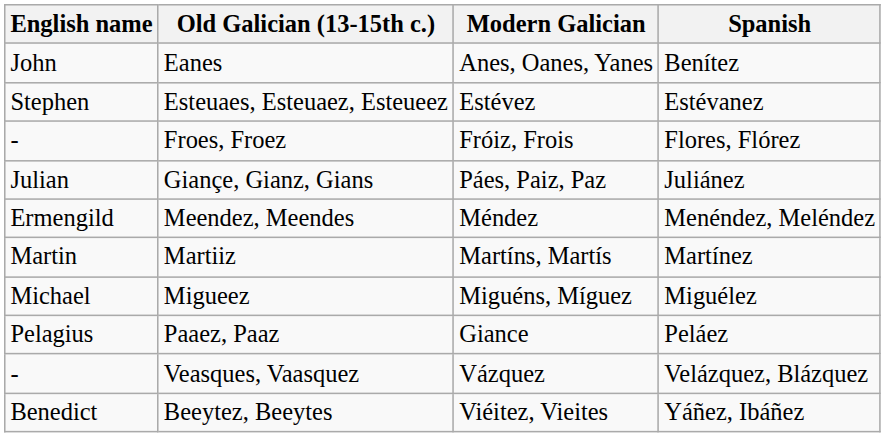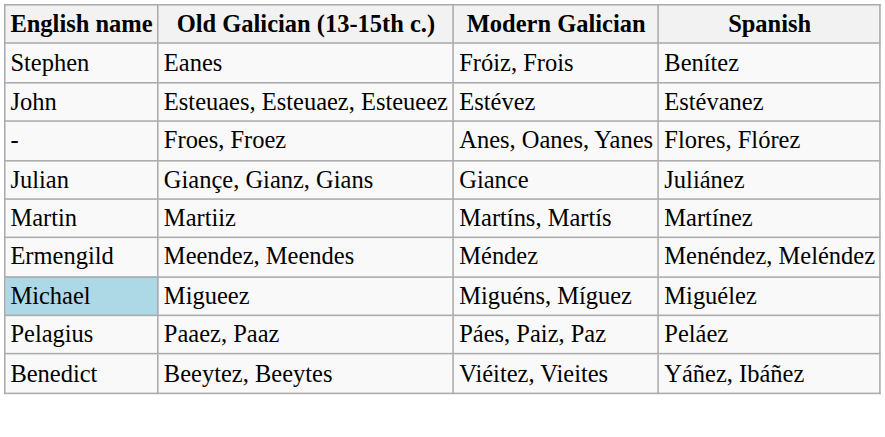(34, 62) John -> (50, 62) Stephen
(556, 62) Anes, Oanes, Yanes -> (516, 62) Fróiz, Frois
(50, 101) Stephen -> (34, 101) John
(516, 140) Fróiz, Frois -> (556, 140) Anes, Oanes, Yanes
(533, 179) Páes, Paiz, Paz -> (494, 179) Giance
rows swapped: (259, 218) <-> (200, 256)
(51, 295) no background -> (51, 295) lightblue background
(494, 334) Giance -> (533, 334) Páes, Paiz, Paz
- row: (262, 373)
